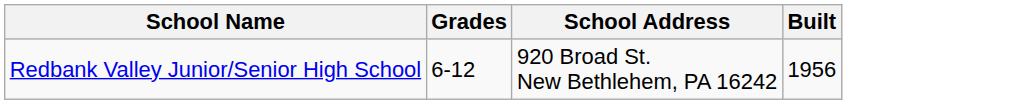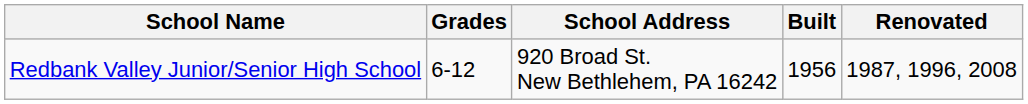+ column: (932, 21)
